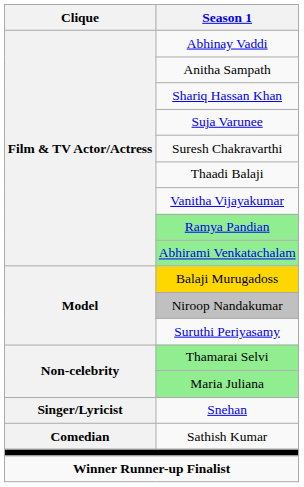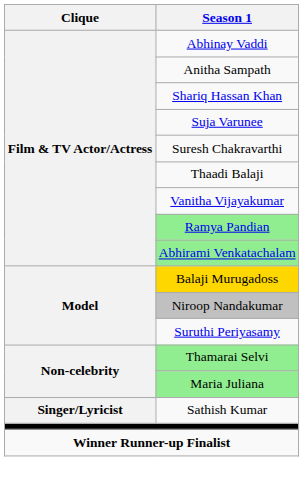- row: (227, 409)
(80, 435) Comedian -> (80, 409) Singer/Lyricist
